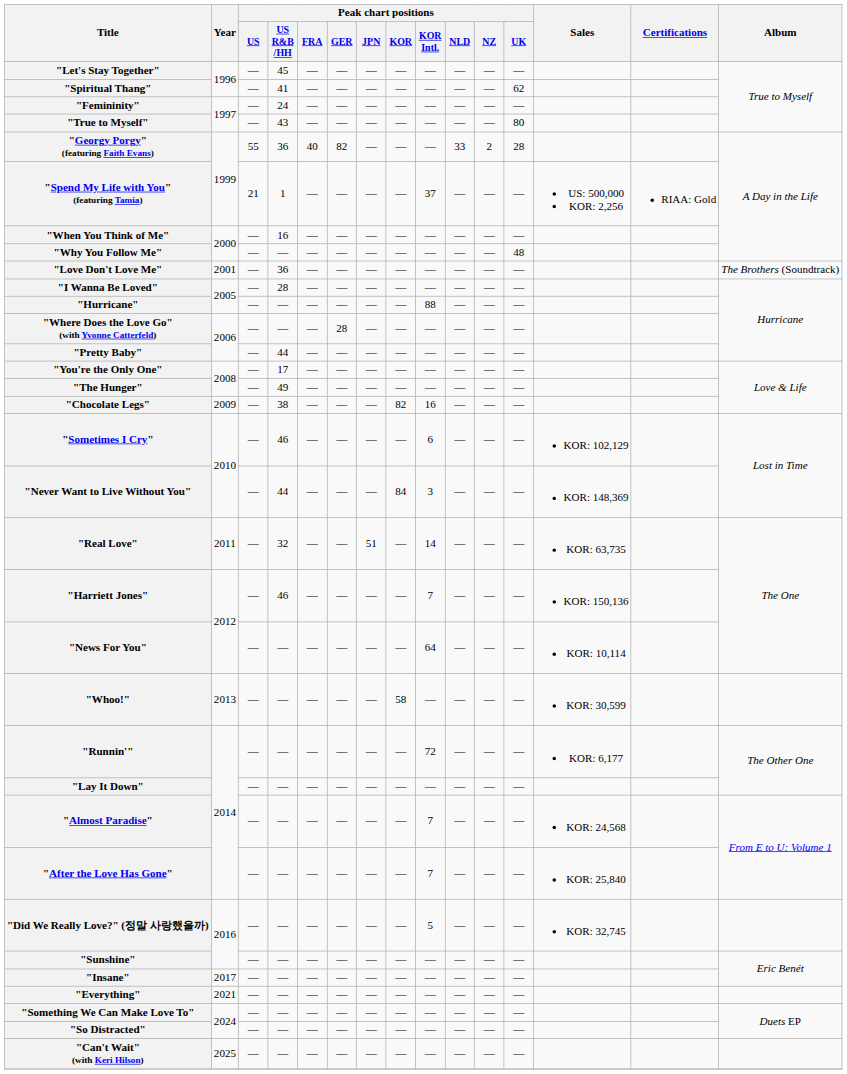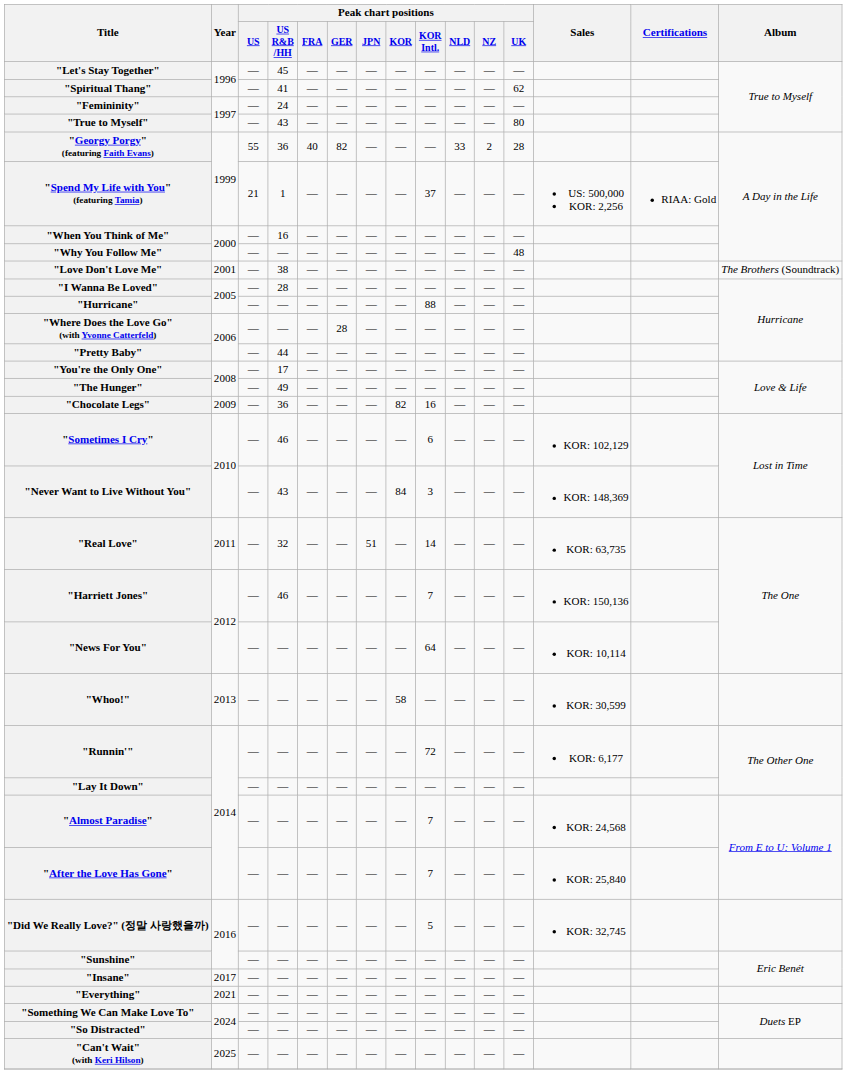(283, 270) 36 -> (283, 270) 38
(283, 405) 38 -> (283, 405) 36
(283, 491) 44 -> (283, 491) 43
